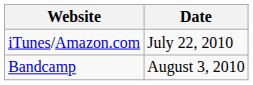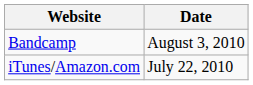rows swapped: (74, 42) <-> (42, 67)
